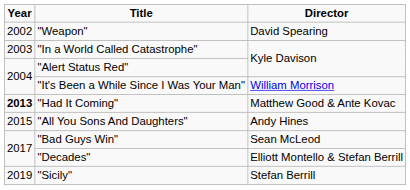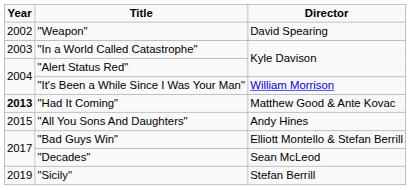(285, 139) Sean McLeod -> (327, 139) Elliott Montello & Stefan Berrill
(327, 157) Elliott Montello & Stefan Berrill -> (285, 157) Sean McLeod
